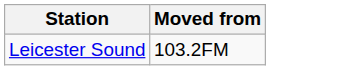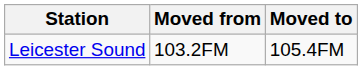+ column: (311, 19)
